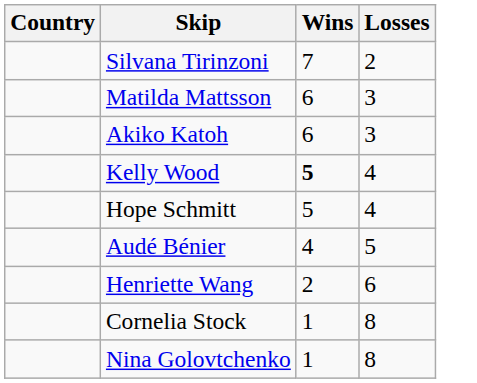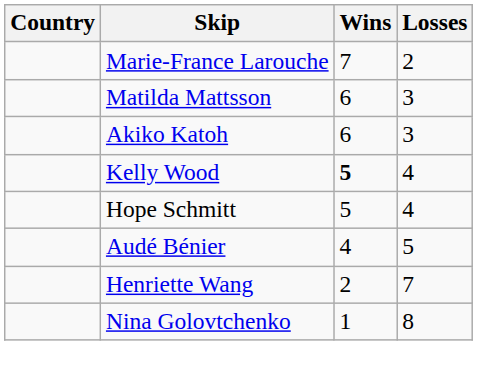+ row: (217, 60)
- row: (187, 60)
(370, 284) 6 -> (408, 284) 7
- row: (176, 321)
